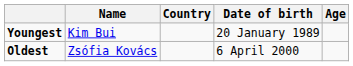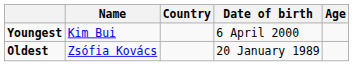(268, 32) 20 January 1989 -> (258, 32) 6 April 2000
(258, 51) 6 April 2000 -> (268, 51) 20 January 1989
